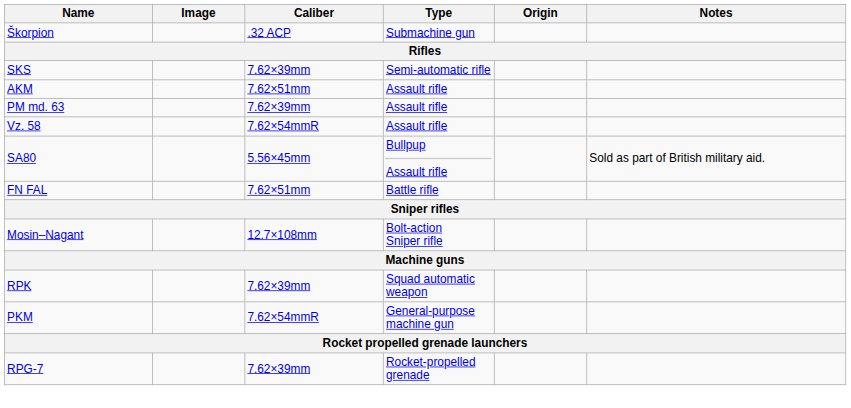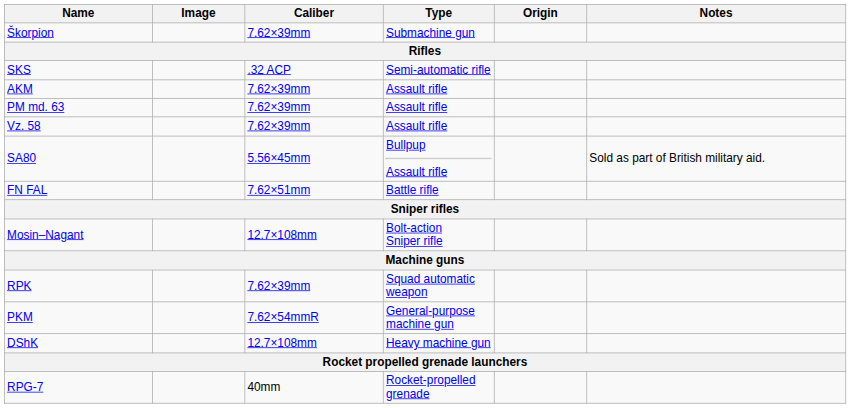(269, 32) .32 ACP -> (279, 32) 7.62×39mm
(279, 70) 7.62×39mm -> (269, 70) .32 ACP
(279, 88) 7.62×51mm -> (279, 88) 7.62×39mm
(283, 126) 7.62×54mmR -> (279, 126) 7.62×39mm
+ row: (23, 343)
(279, 368) 7.62×39mm -> (264, 387) 40mm
